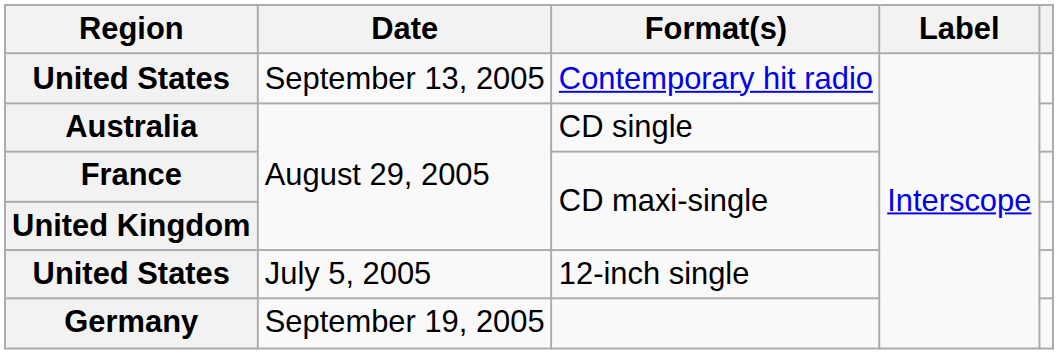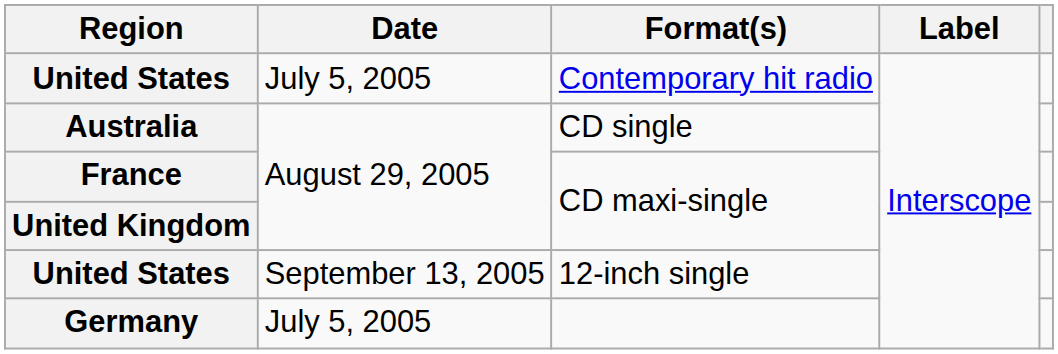(405, 77) September 13, 2005 -> (348, 77) July 5, 2005
(348, 273) July 5, 2005 -> (405, 273) September 13, 2005
(405, 322) September 19, 2005 -> (348, 322) July 5, 2005
